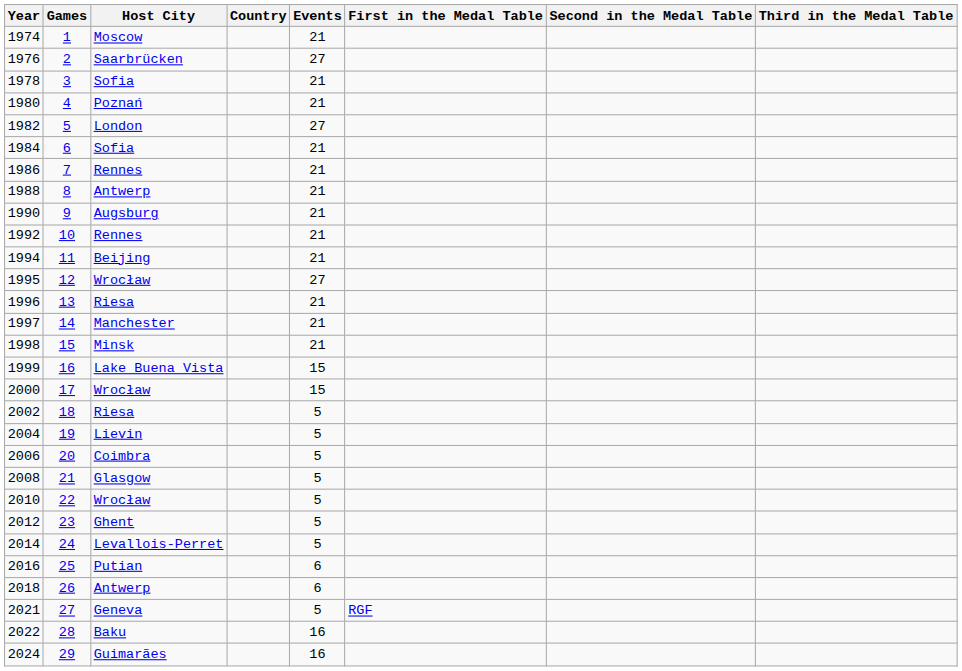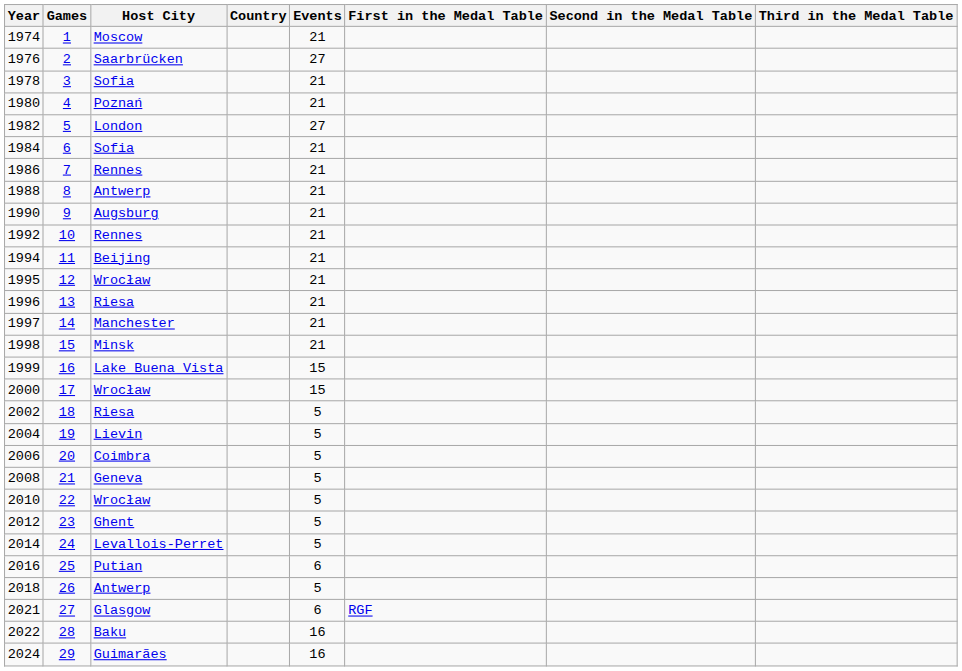(317, 280) 27 -> (317, 280) 21
(122, 478) Glasgow -> (118, 478) Geneva
(317, 588) 6 -> (317, 588) 5
(118, 610) Geneva -> (122, 610) Glasgow
(317, 610) 5 -> (317, 610) 6
